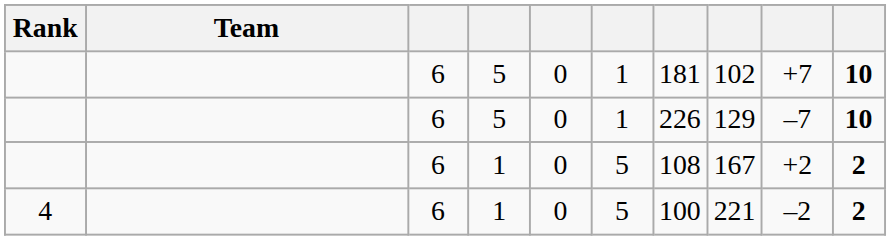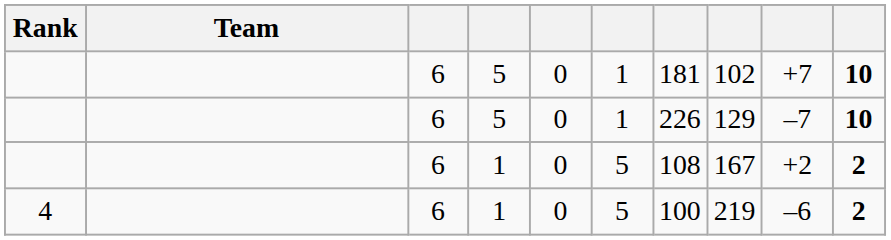(735, 211) 221 -> (735, 211) 219
(797, 211) –2 -> (797, 211) –6
